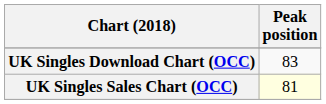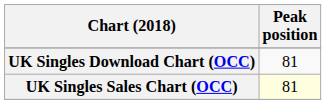(290, 61) 83 -> (290, 61) 81
